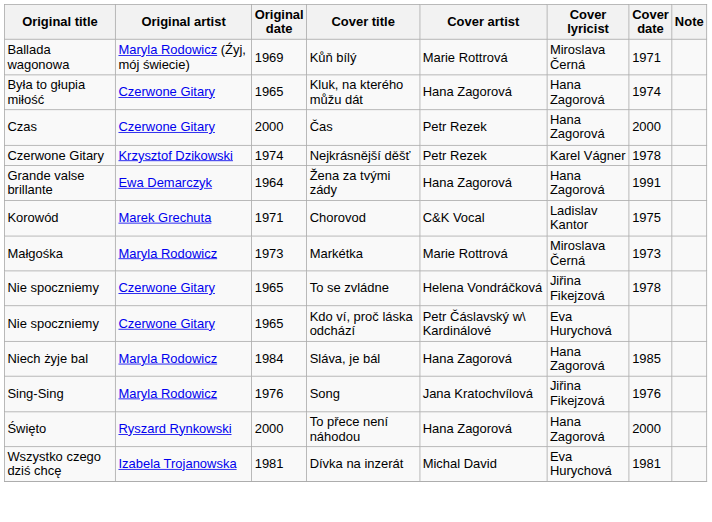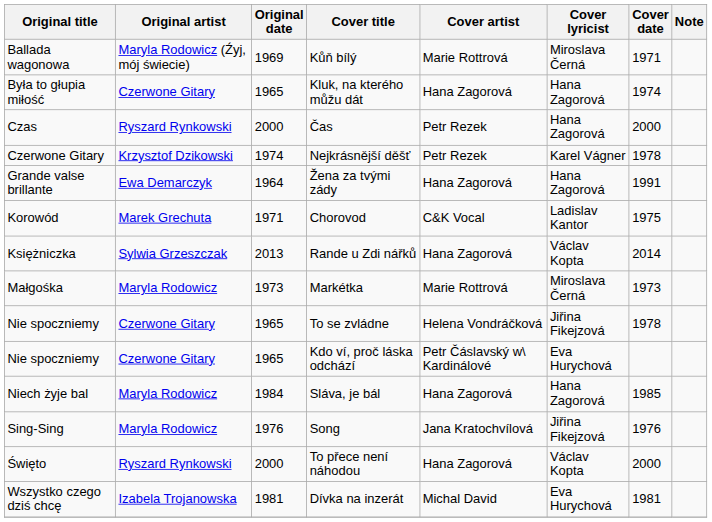(167, 127) Czerwone Gitary -> (175, 127) Ryszard Rynkowski
+ row: (363, 253)
(577, 429) Hana Zagorová -> (569, 464) Václav Kopta
